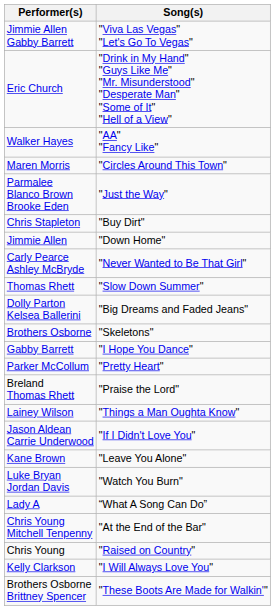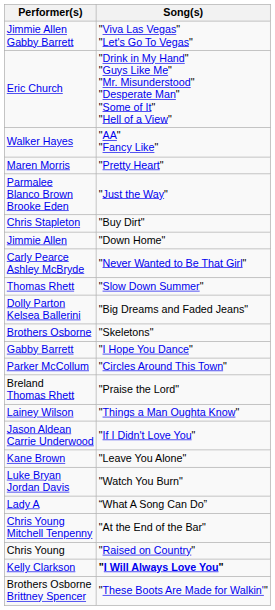(163, 165) "Circles Around This Town" -> (131, 165) "Pretty Heart"
(131, 366) "Pretty Heart" -> (163, 366) "Circles Around This Town"
(156, 567) normal -> (161, 567) bold
